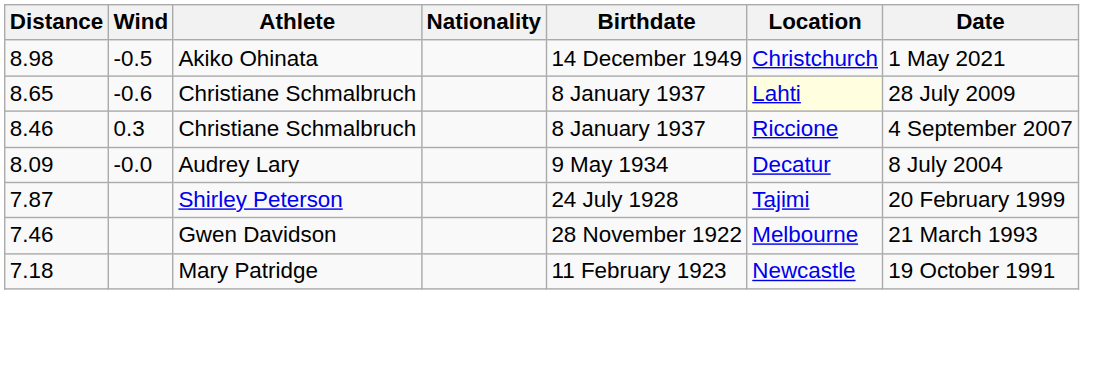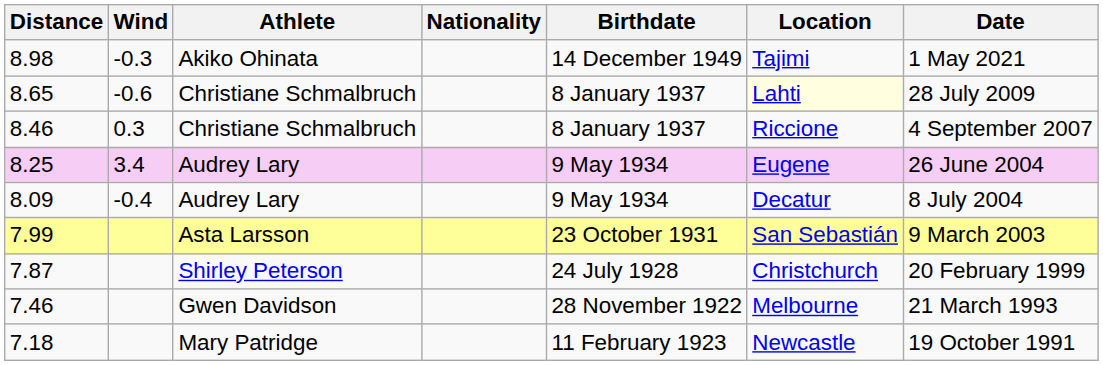(133, 57) -0.5 -> (133, 57) -0.3
(815, 57) Christchurch -> (781, 57) Tajimi
+ row: (32, 164)
(133, 164) -0.0 -> (133, 199) -0.4
+ row: (32, 235)
(781, 199) Tajimi -> (815, 270) Christchurch
